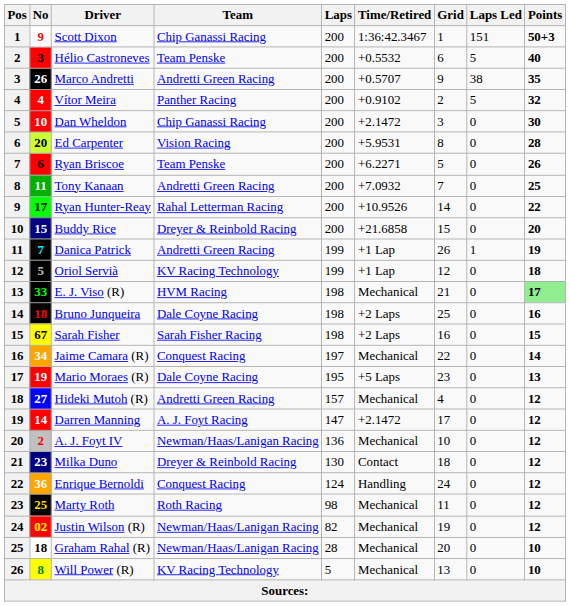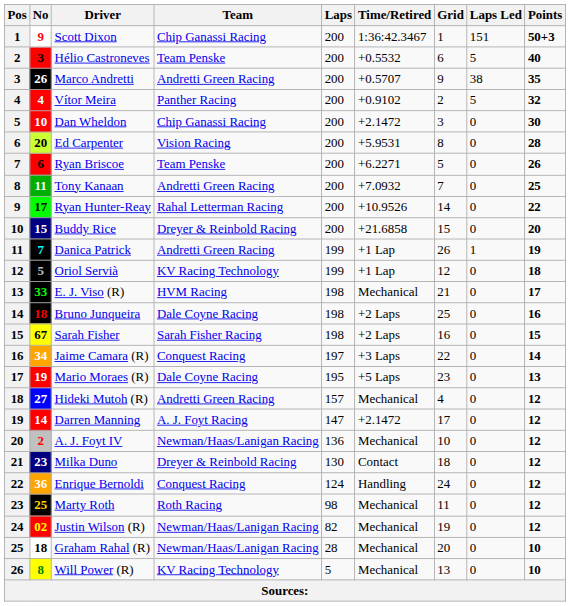(534, 292) lightgreen background -> (534, 292) no background
(388, 356) Mechanical -> (379, 356) +3 Laps
